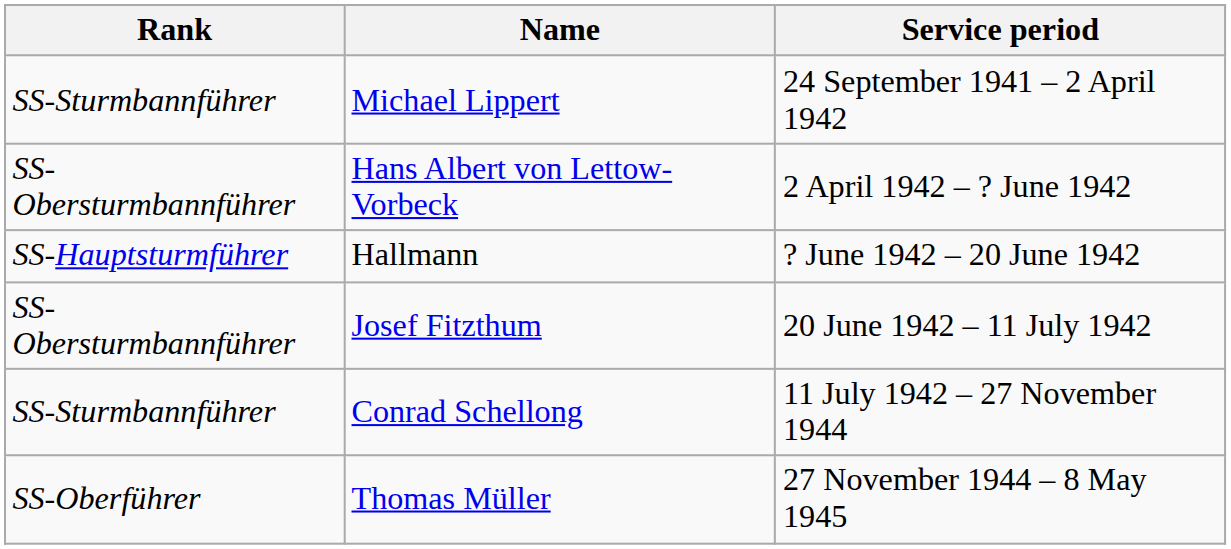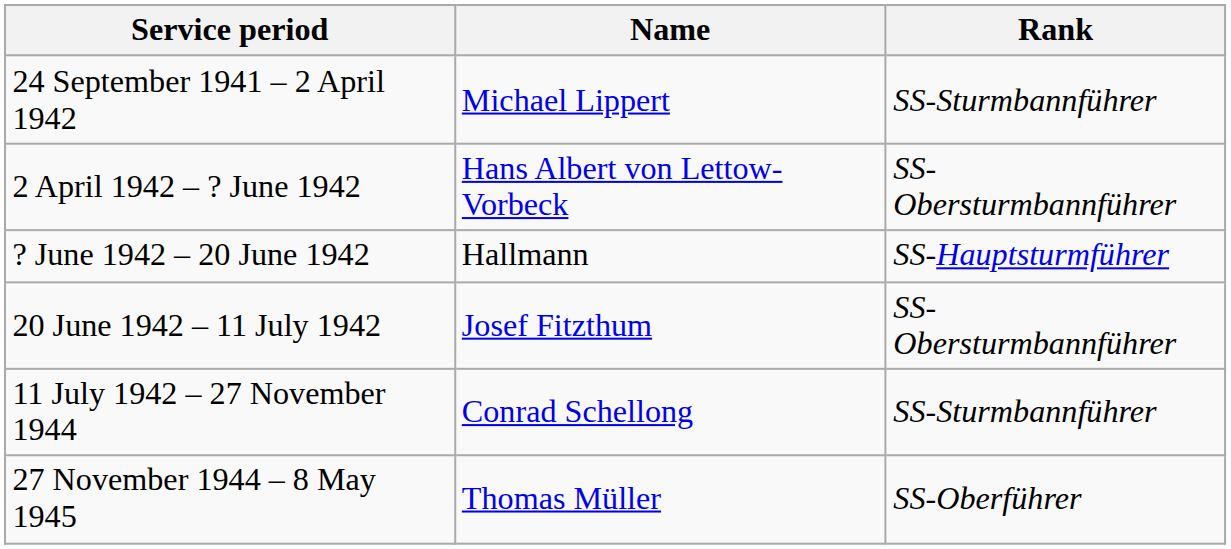columns swapped: (175, 30) <-> (1000, 30)
